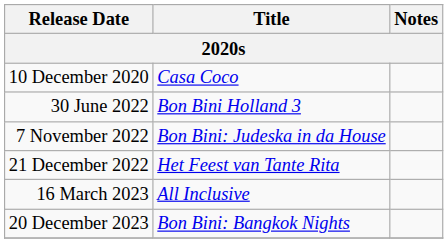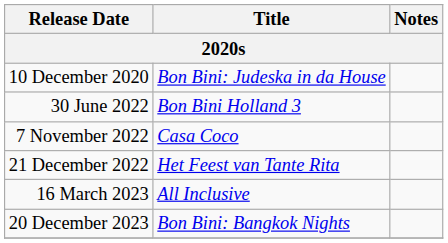(198, 77) Casa Coco -> (272, 77) Bon Bini: Judeska in da House
(272, 135) Bon Bini: Judeska in da House -> (198, 135) Casa Coco
